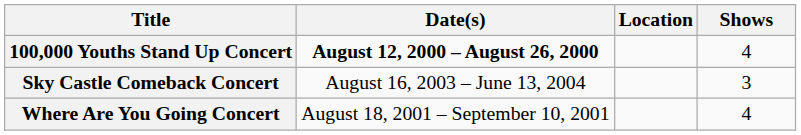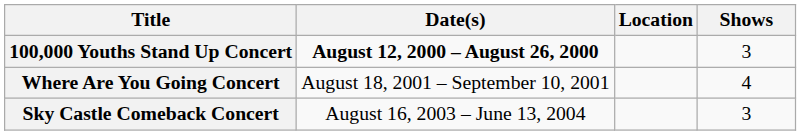(746, 51) 4 -> (746, 51) 3
rows swapped: (151, 113) <-> (151, 82)
